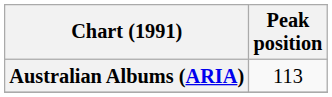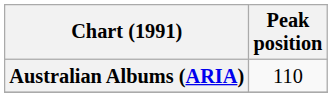(288, 75) 113 -> (288, 75) 110
